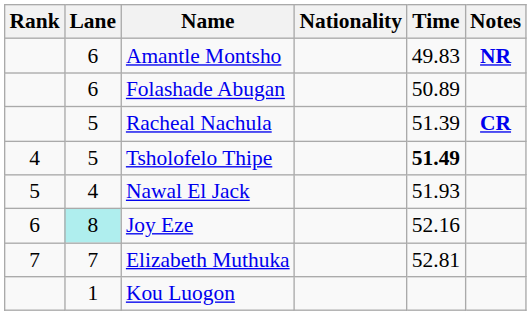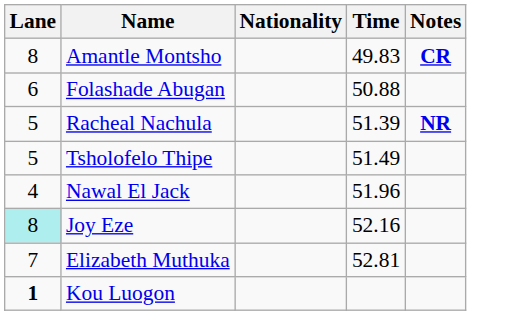- column: (35, 21)
(93, 55) 6 -> (33, 55) 8
(496, 55) NR -> (436, 55) CR
(436, 89) 50.89 -> (376, 89) 50.88
(496, 123) CR -> (436, 123) NR
(436, 157) bold -> (376, 157) normal
(436, 191) 51.93 -> (376, 191) 51.96
(93, 293) normal -> (33, 293) bold
